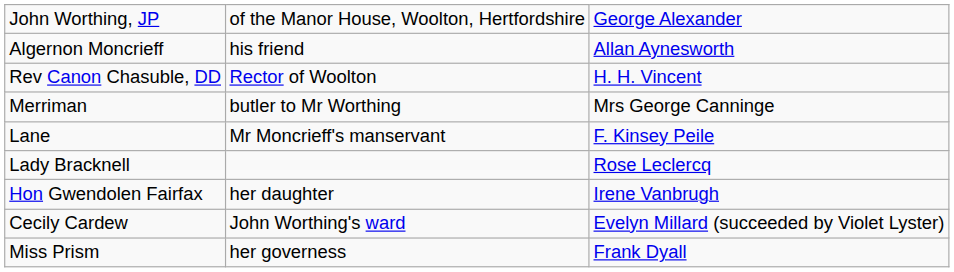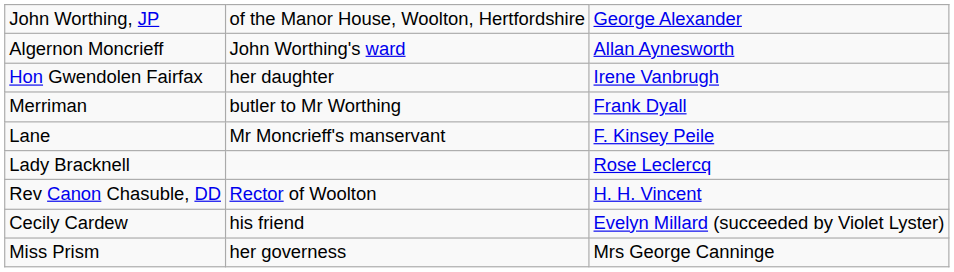(267, 48) his friend -> (317, 48) John Worthing's ward
rows swapped: (115, 77) <-> (106, 194)
(684, 106) Mrs George Canninge -> (640, 106) Frank Dyall
(317, 223) John Worthing's ward -> (267, 223) his friend
(640, 252) Frank Dyall -> (684, 252) Mrs George Canninge
